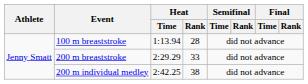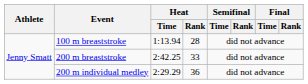(167, 57) 2:29.29 -> (167, 57) 2:42.25
(167, 72) 2:42.25 -> (167, 72) 2:29.29
(195, 72) 38 -> (195, 72) 36
